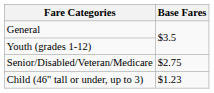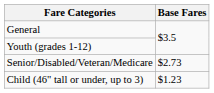(170, 63) $2.75 -> (170, 63) $2.73
